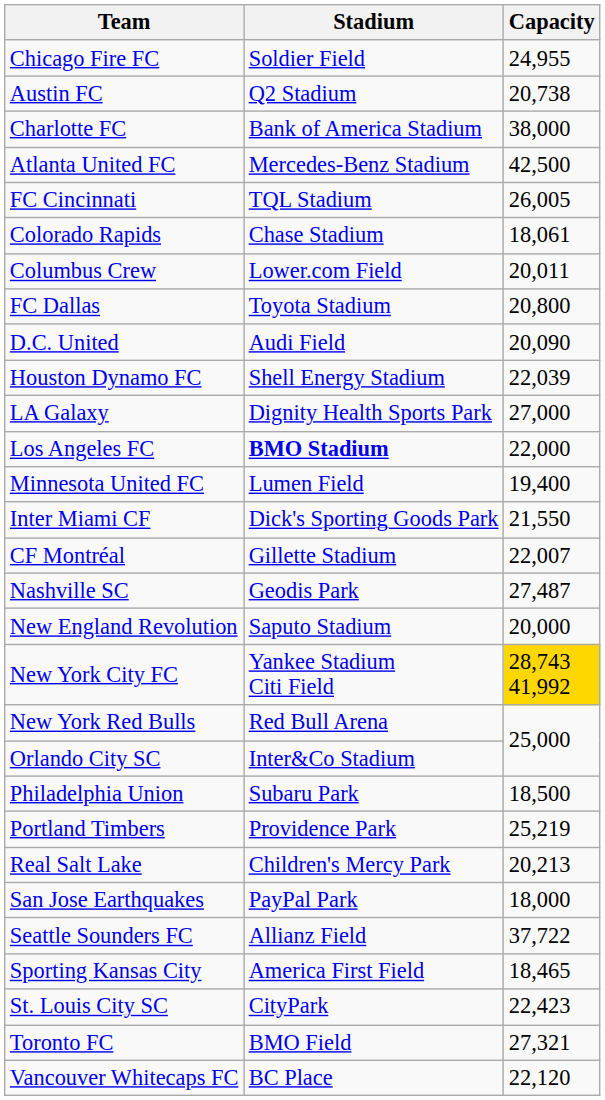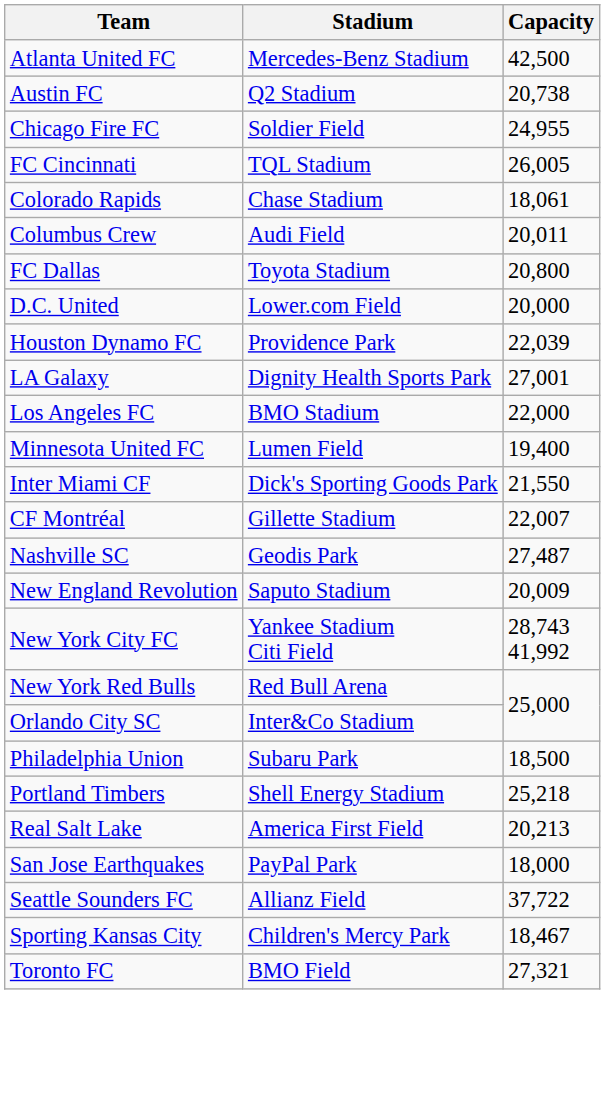rows swapped: (93, 164) <-> (85, 57)
- row: (68, 128)
(325, 270) Lower.com Field -> (296, 235) Audi Field
(297, 341) Audi Field -> (324, 306) Lower.com Field
(540, 341) 20,090 -> (539, 306) 20,000
(347, 377) Shell Energy Stadium -> (322, 341) Providence Park
(540, 413) 27,000 -> (539, 377) 27,001
(319, 448) bold -> (314, 413) normal
(540, 626) 20,000 -> (539, 590) 20,009
(540, 674) gold background -> (539, 638) no background
(322, 829) Providence Park -> (346, 793) Shell Energy Stadium
(540, 829) 25,219 -> (539, 793) 25,218
(350, 864) Children's Mercy Park -> (336, 829) America First Field
(336, 971) America First Field -> (349, 935) Children's Mercy Park
(540, 971) 18,465 -> (539, 935) 18,467
- row: (89, 1006)
- row: (124, 1077)
